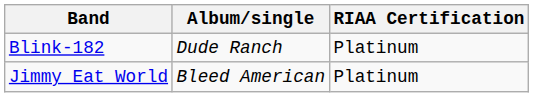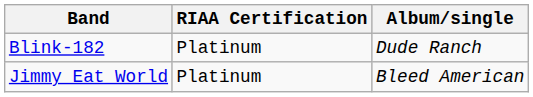columns swapped: (251, 19) <-> (429, 19)
